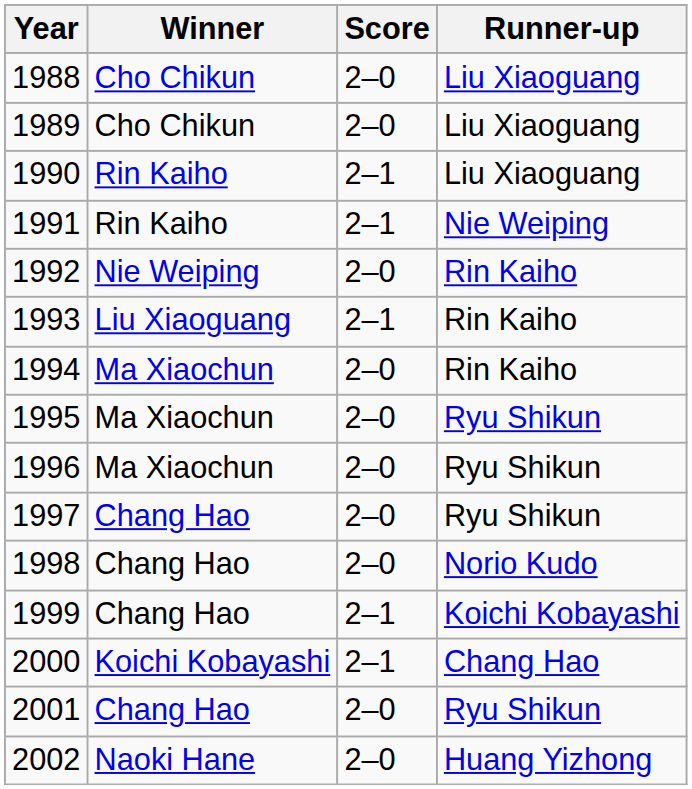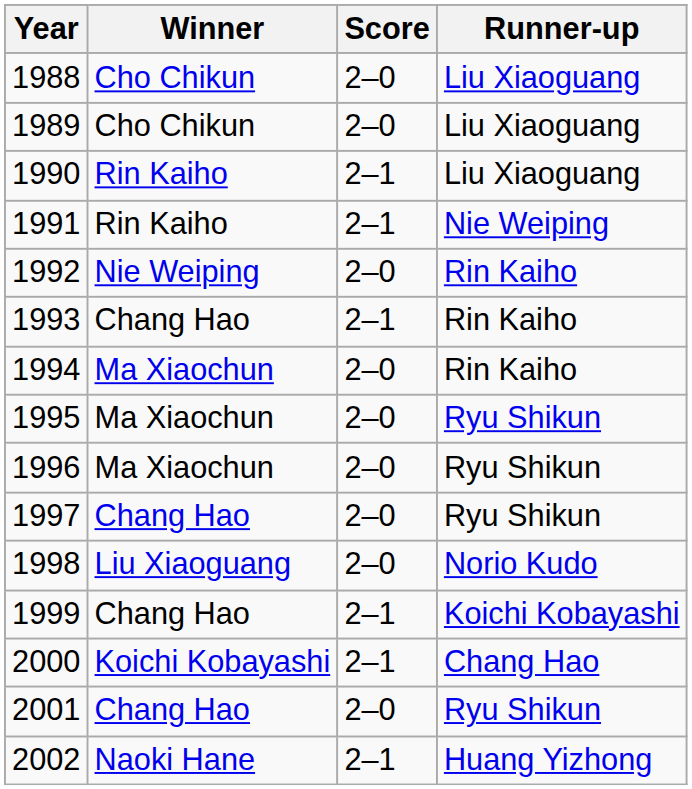(193, 321) Liu Xiaoguang -> (172, 321) Chang Hao
(172, 564) Chang Hao -> (193, 564) Liu Xiaoguang
(370, 759) 2–0 -> (370, 759) 2–1
